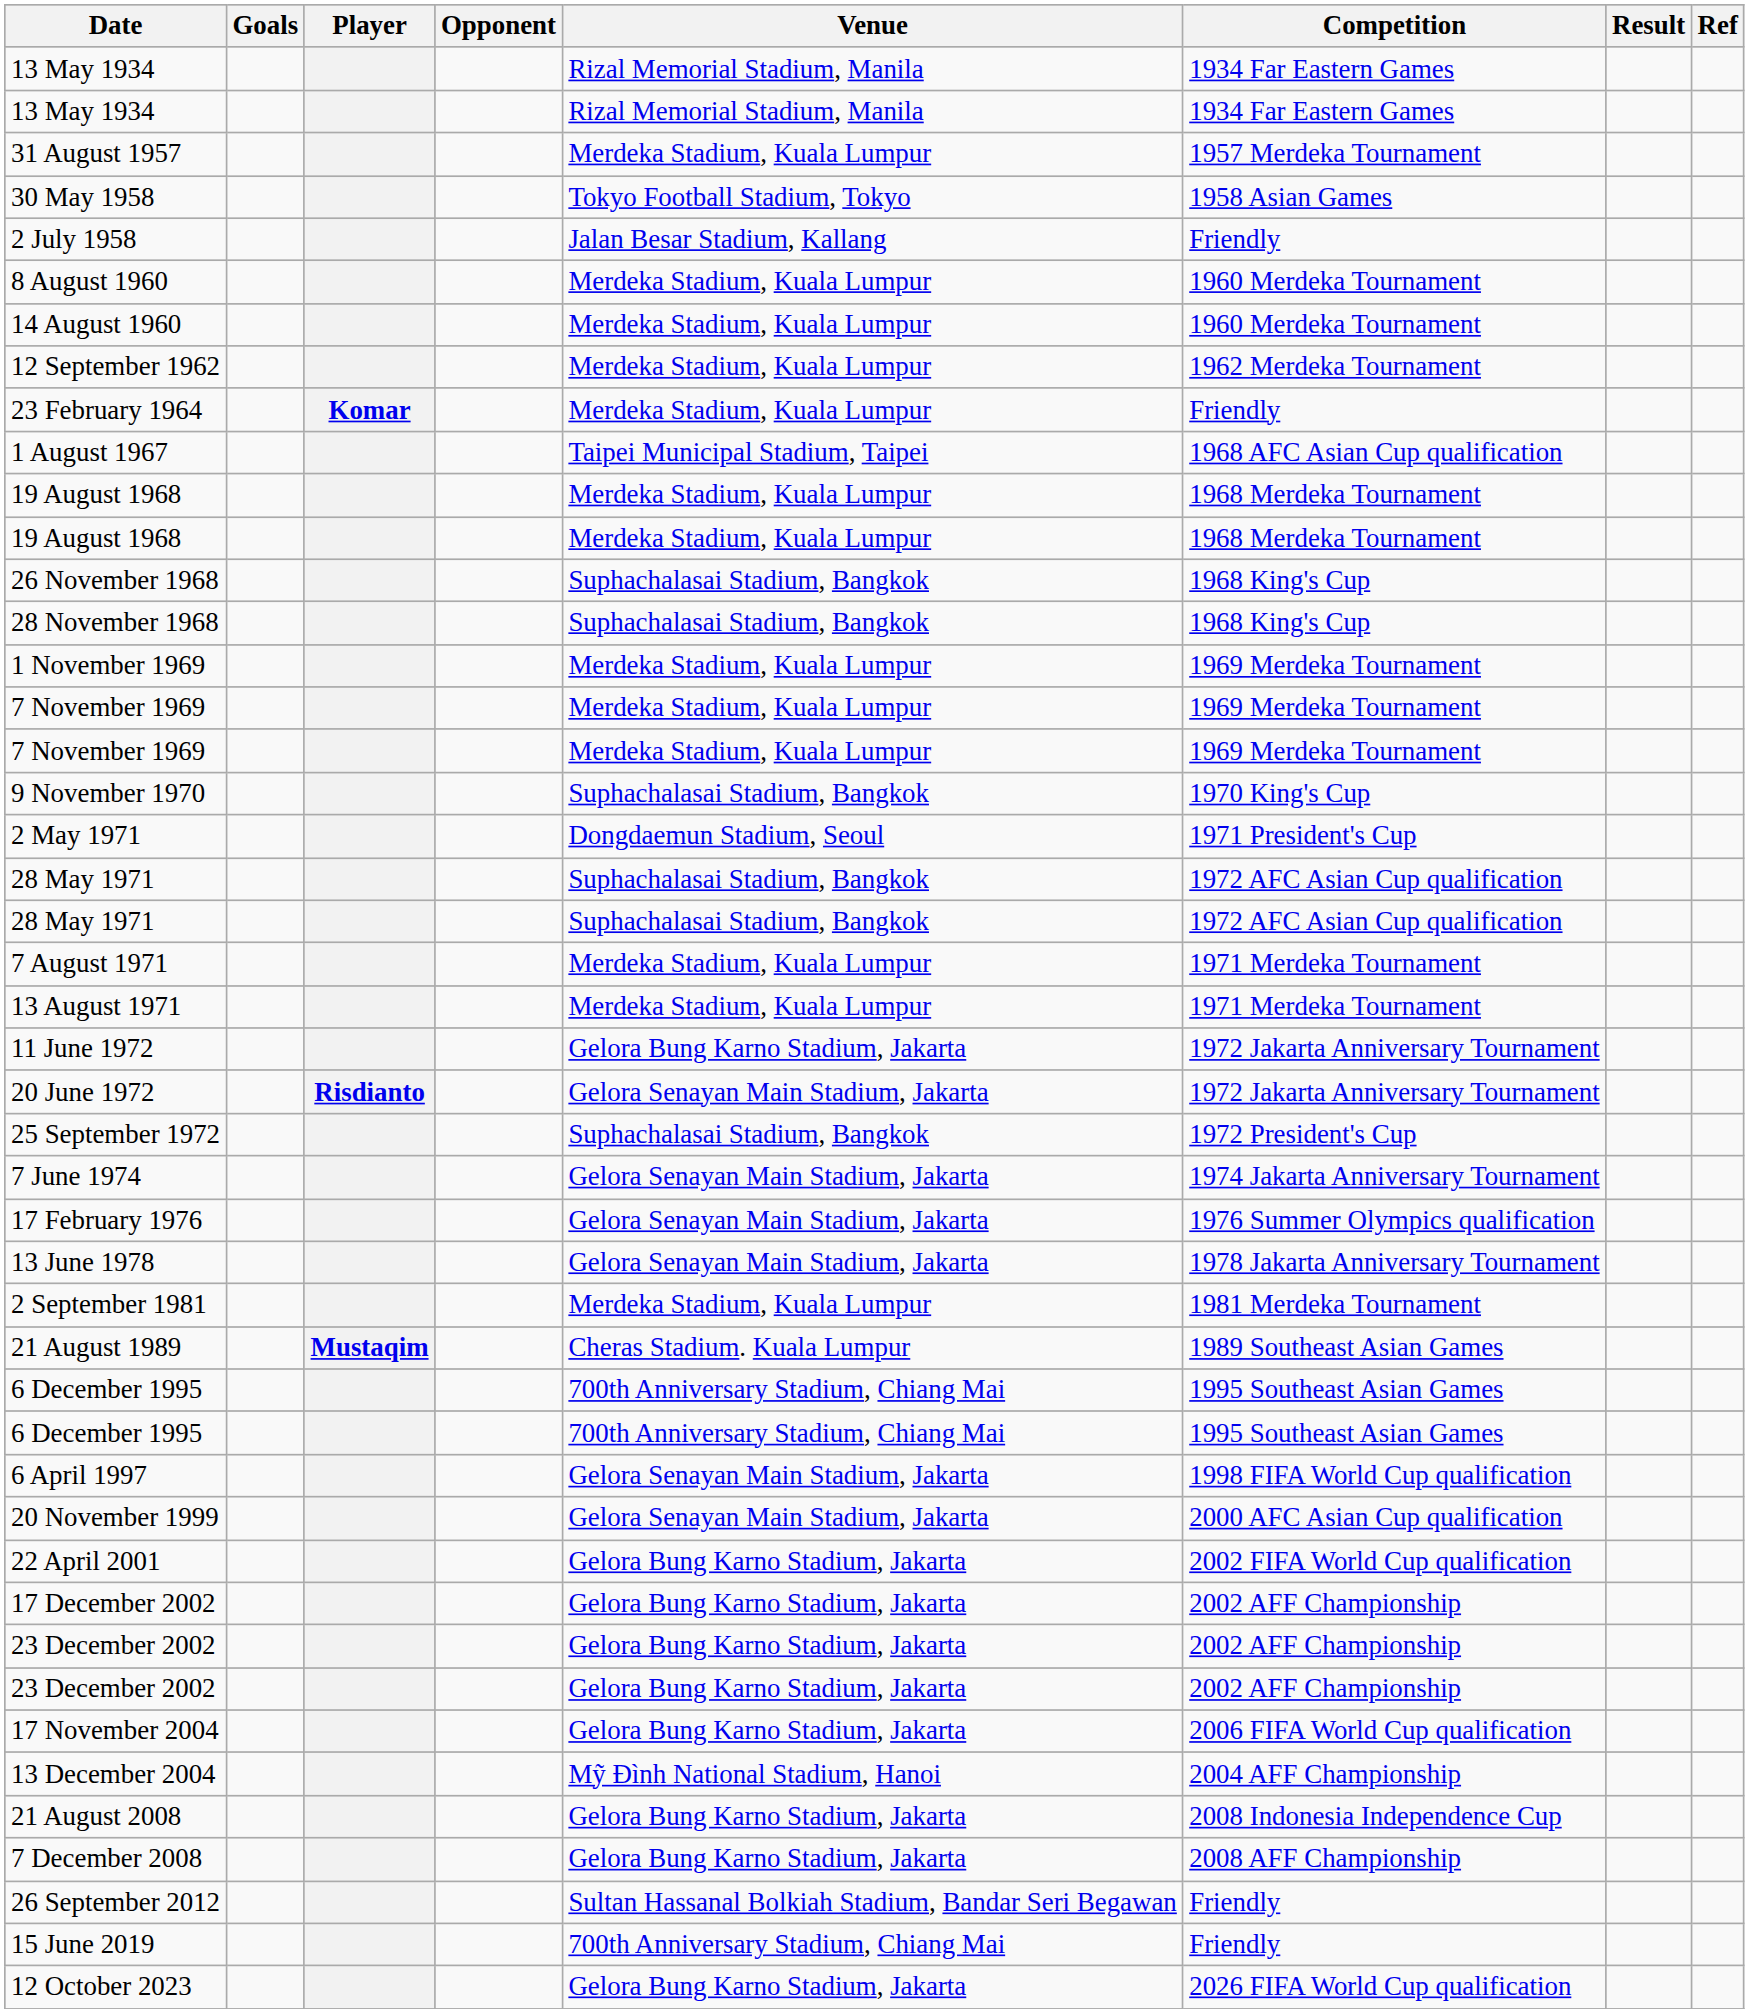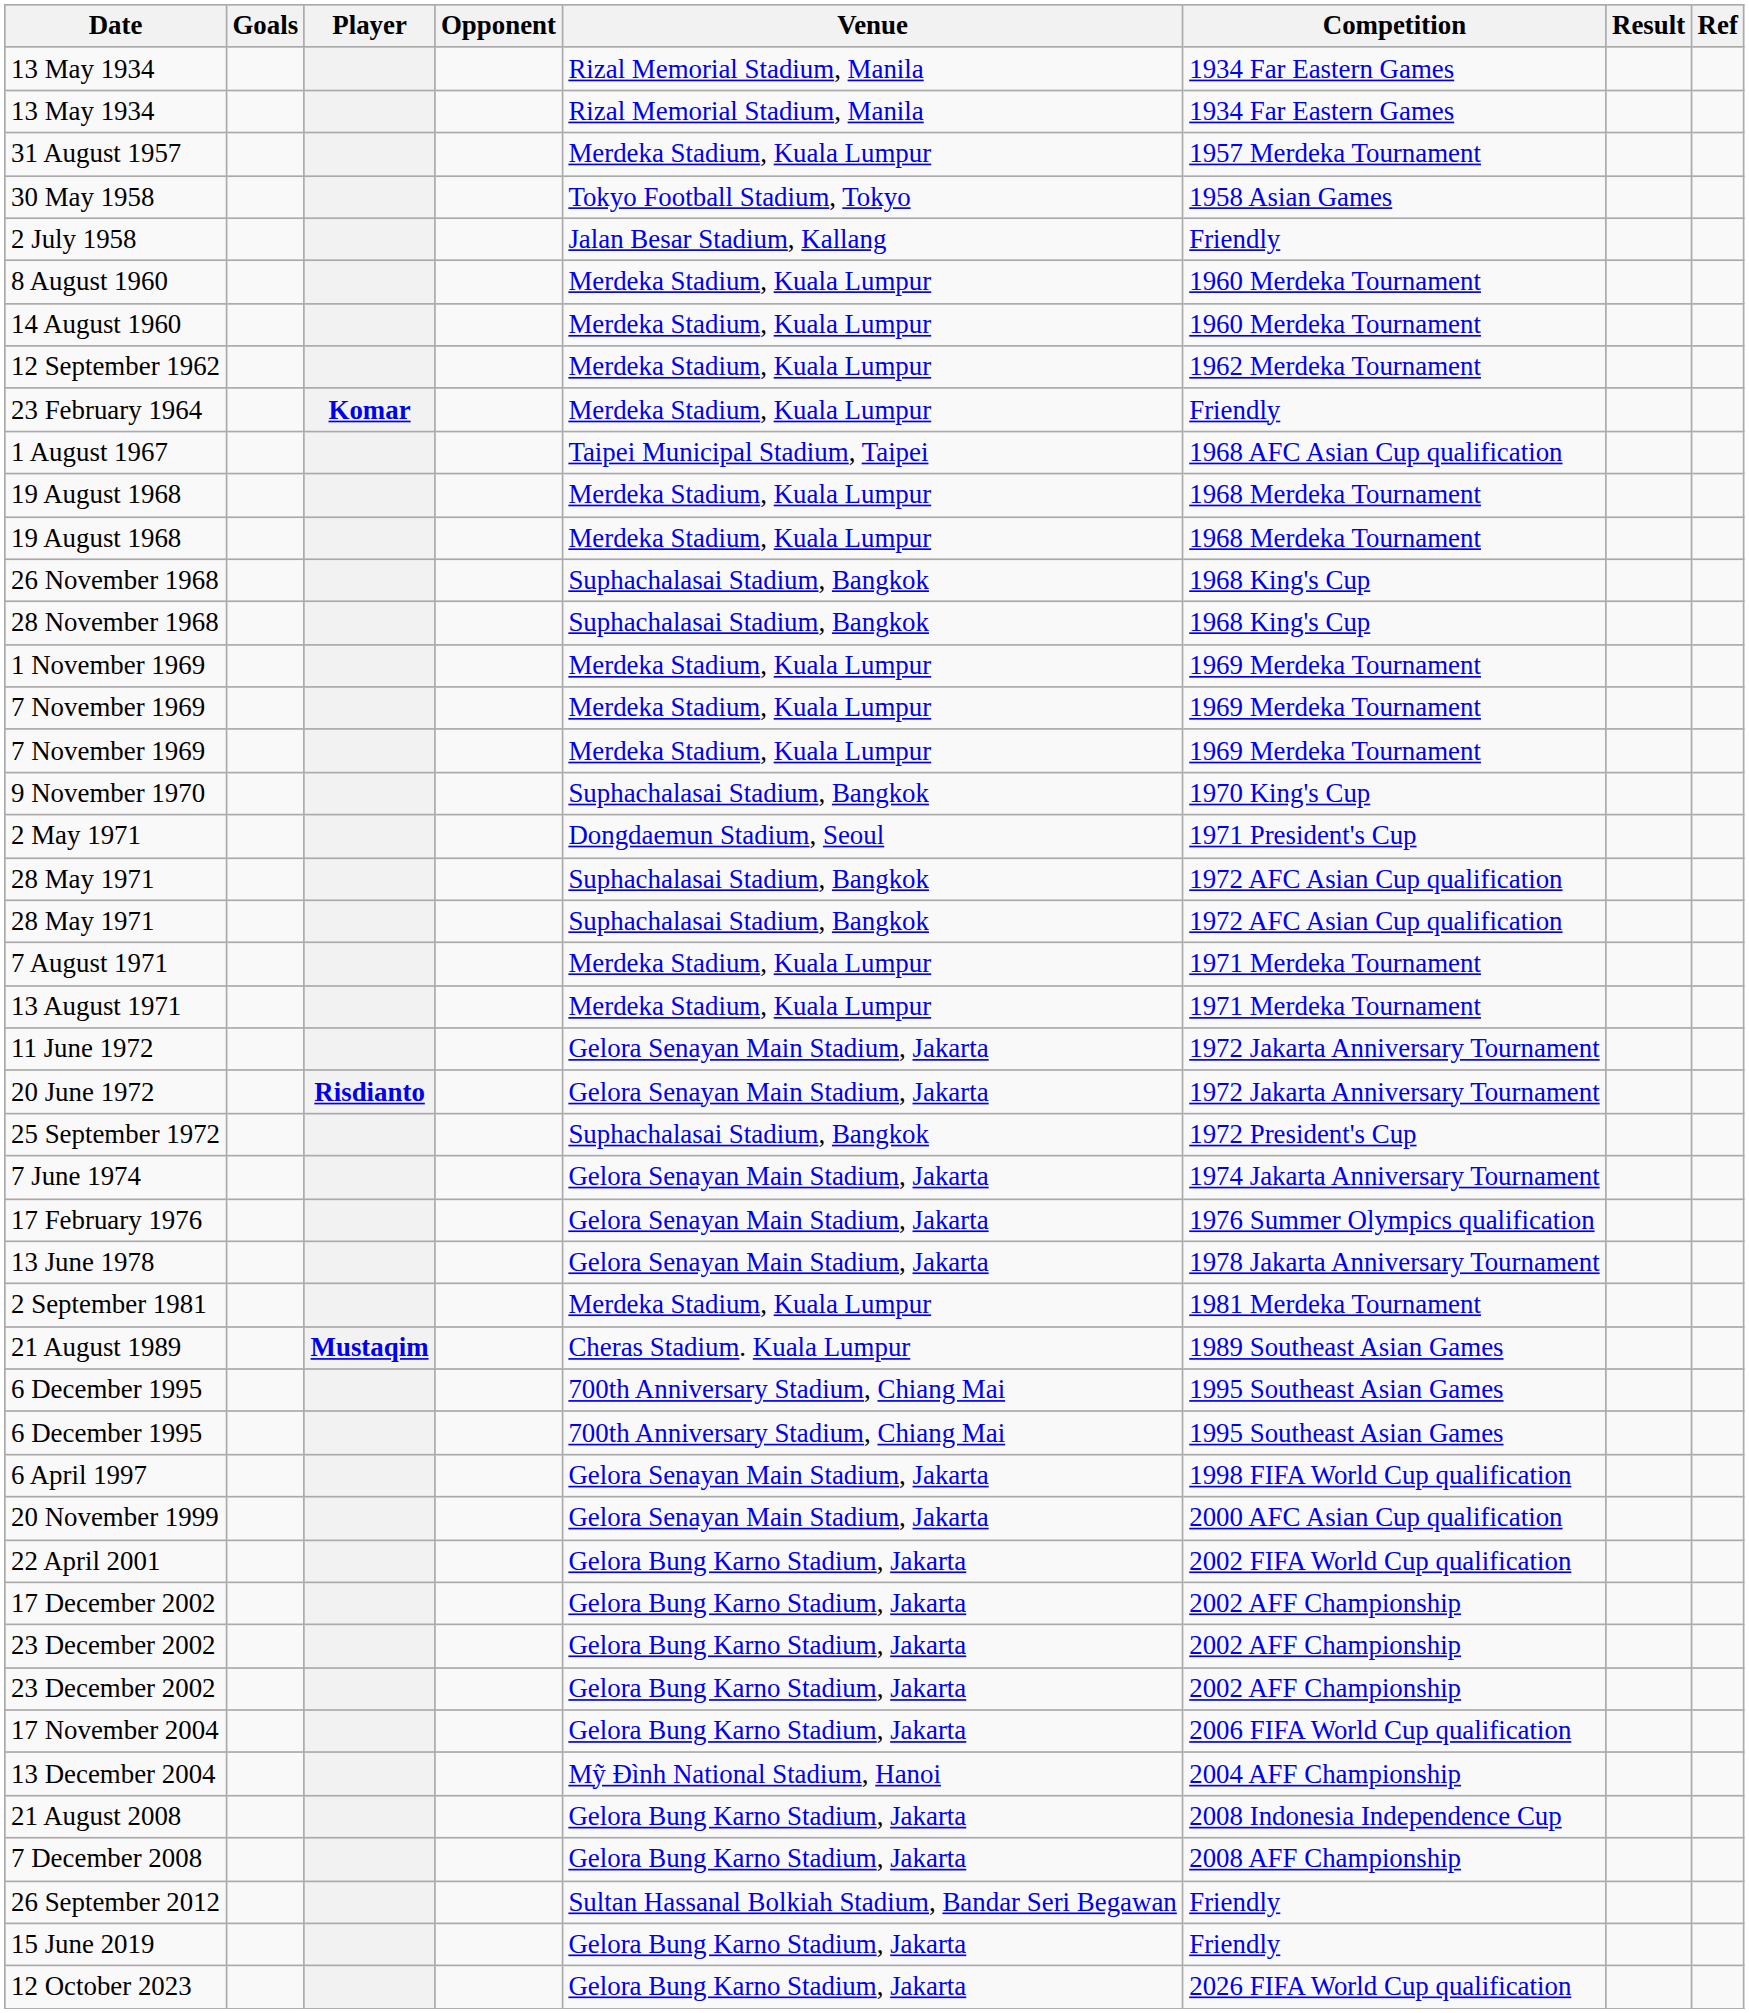(767, 1048) Gelora Bung Karno Stadium, Jakarta -> (779, 1048) Gelora Senayan Main Stadium, Jakarta
(787, 1944) 700th Anniversary Stadium, Chiang Mai -> (767, 1944) Gelora Bung Karno Stadium, Jakarta
